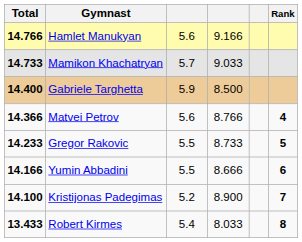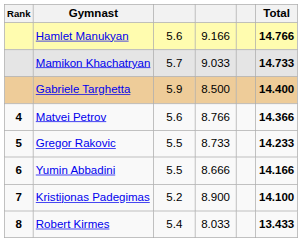columns swapped: (283, 14) <-> (25, 13)
